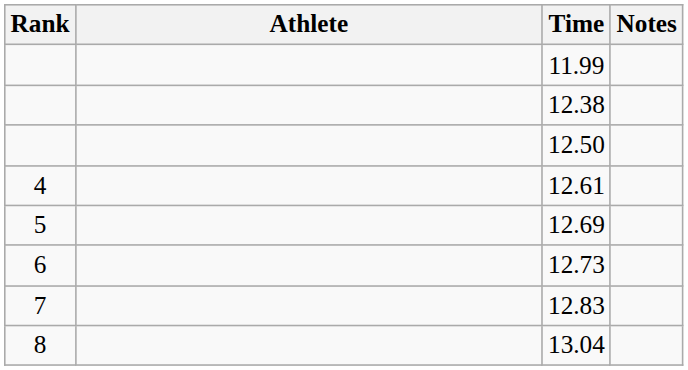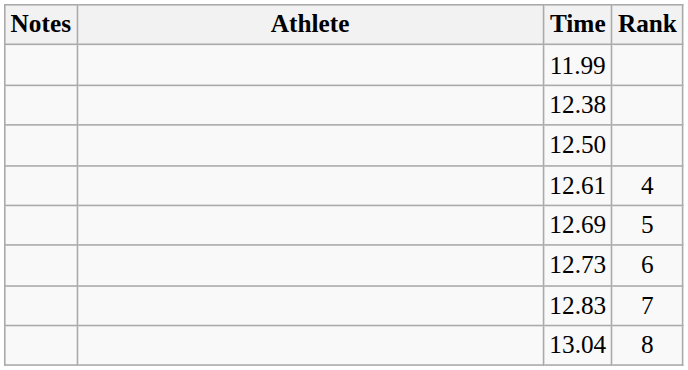columns swapped: (40, 24) <-> (647, 24)
